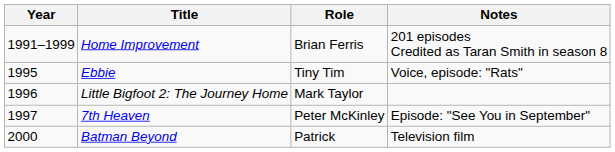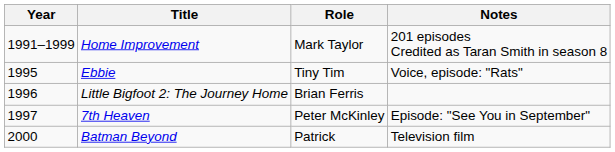(329, 44) Brian Ferris -> (329, 44) Mark Taylor
(329, 94) Mark Taylor -> (329, 94) Brian Ferris
